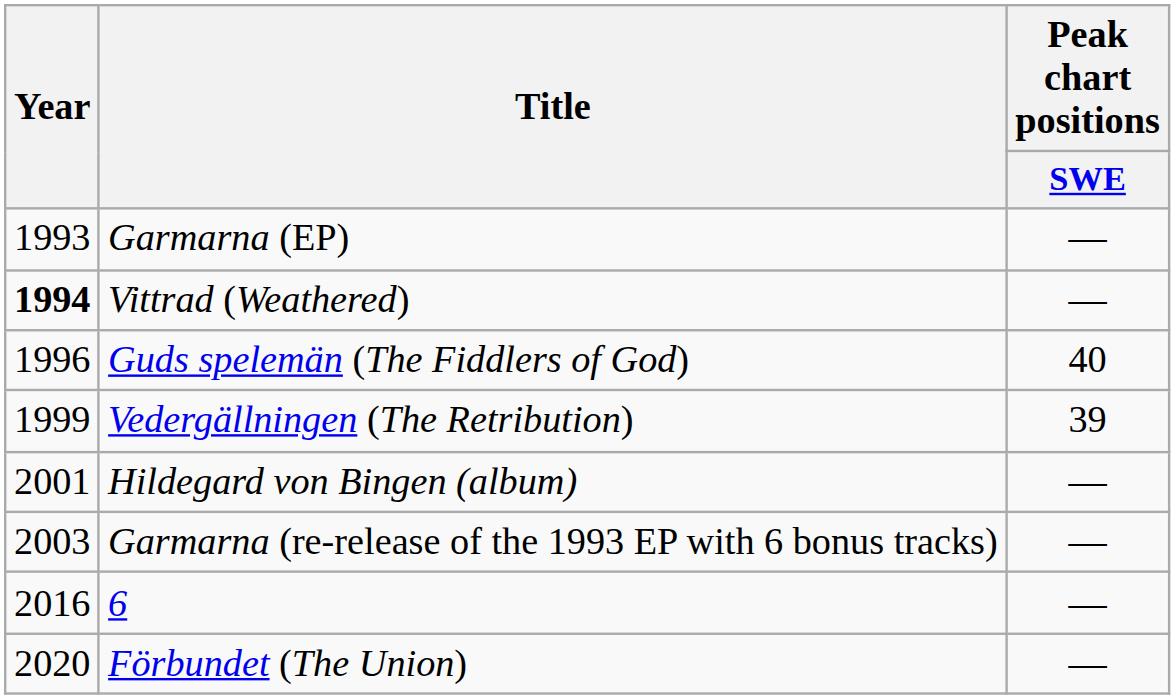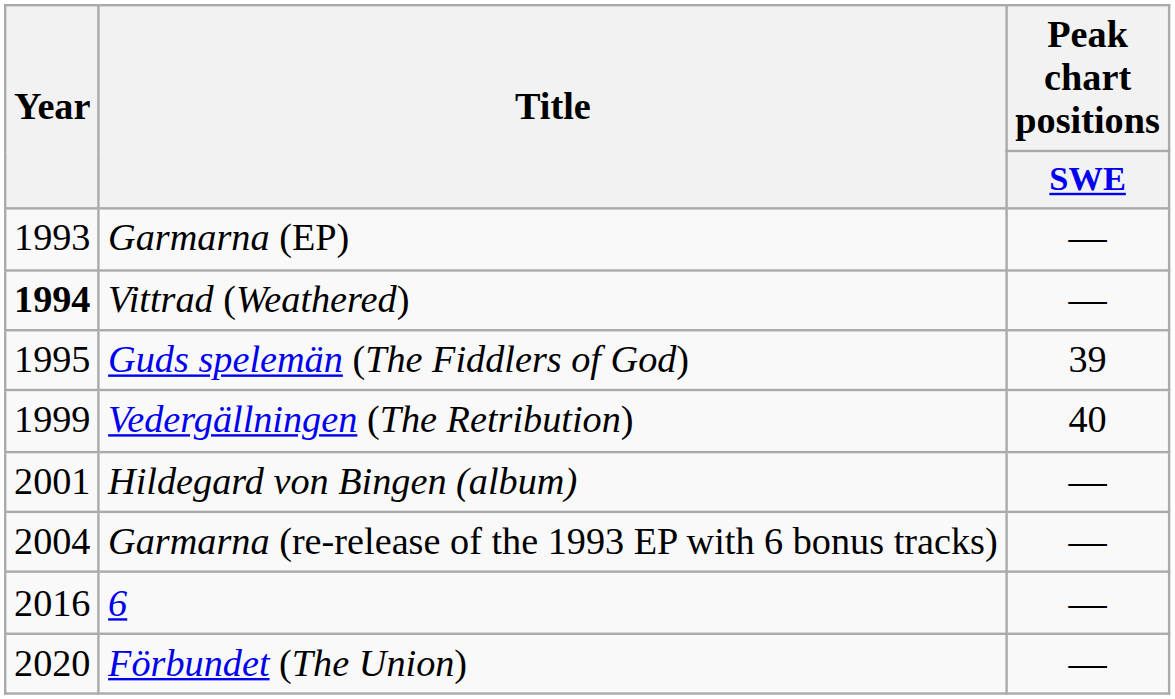(52, 359) 1996 -> (52, 359) 1995
(1088, 359) 40 -> (1088, 359) 39
(1088, 420) 39 -> (1088, 420) 40
(52, 541) 2003 -> (52, 541) 2004
